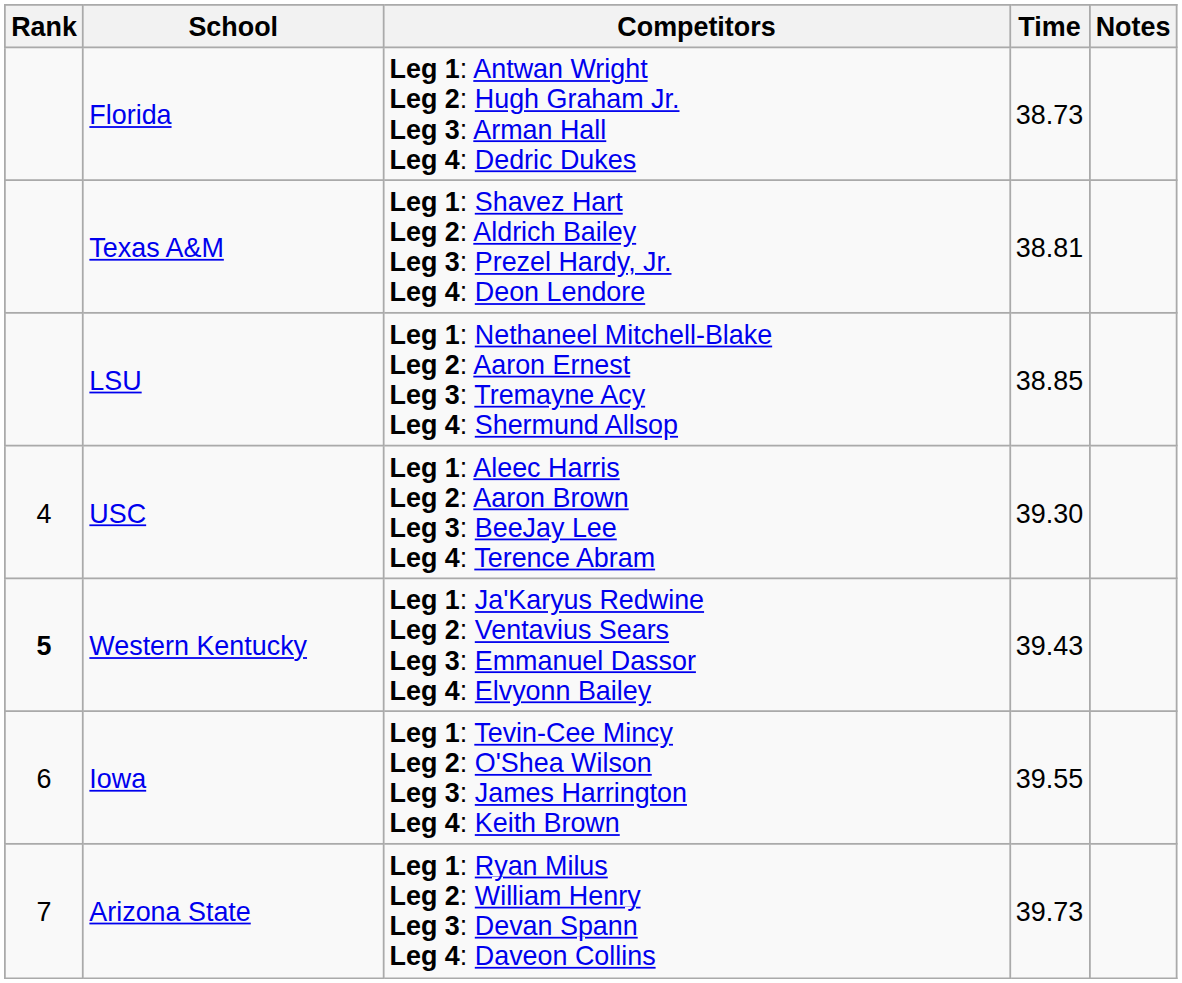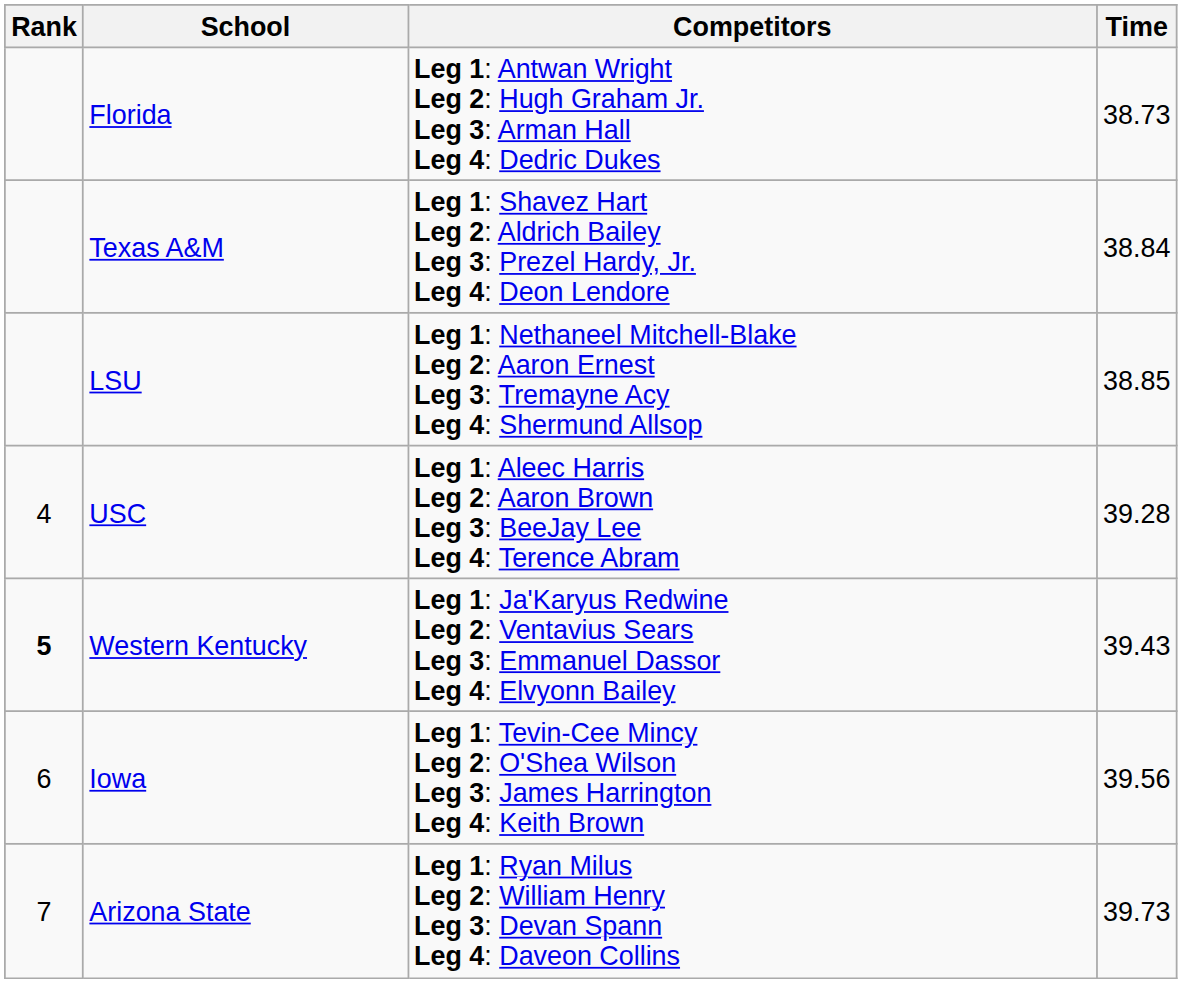- column: (1133, 26)
(1050, 247) 38.81 -> (1137, 247) 38.84
(1050, 513) 39.30 -> (1137, 513) 39.28
(1050, 778) 39.55 -> (1137, 778) 39.56
